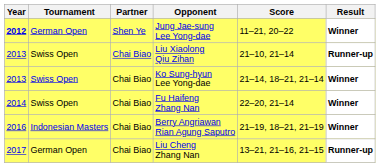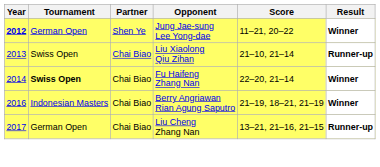- row: (184, 79)
(54, 103) normal -> (56, 79) bold
